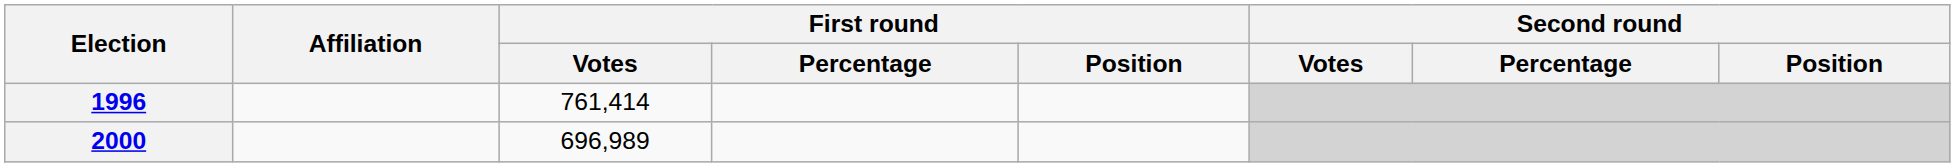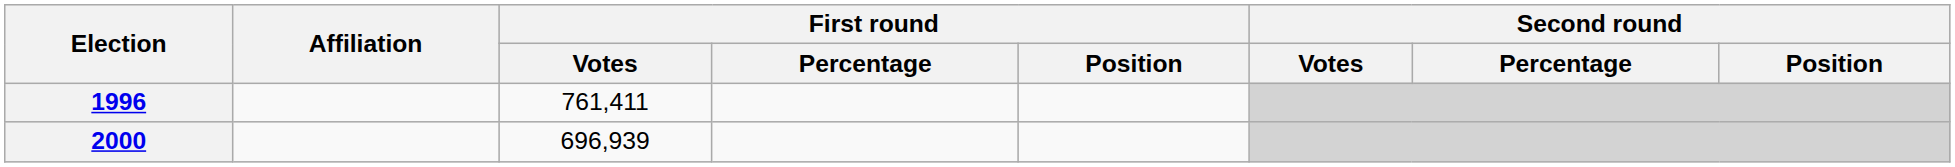(605, 102) 761,414 -> (605, 102) 761,411
(605, 141) 696,989 -> (605, 141) 696,939
